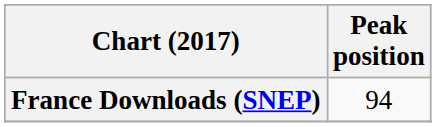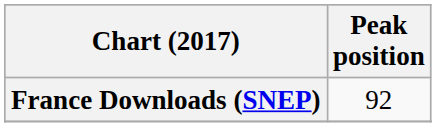(379, 99) 94 -> (379, 99) 92
